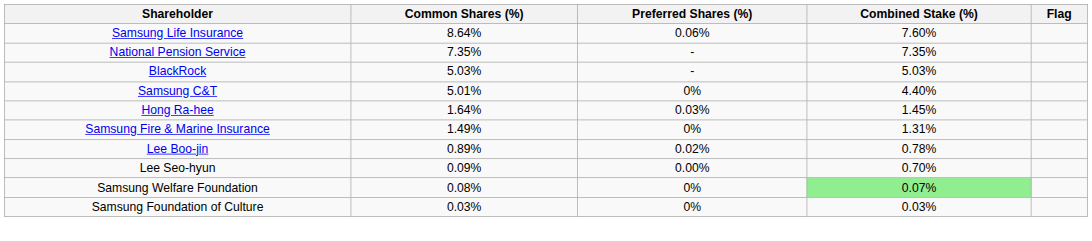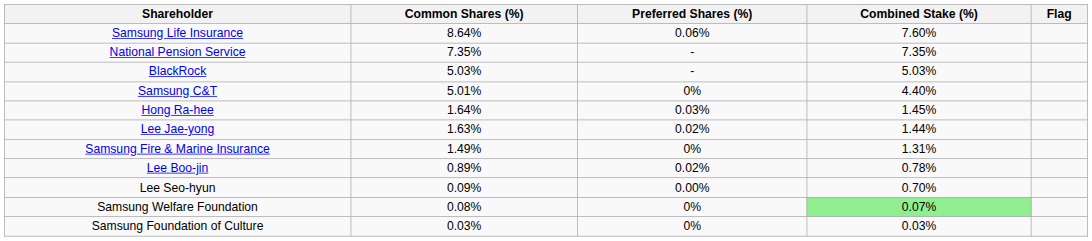+ row: (178, 129)
